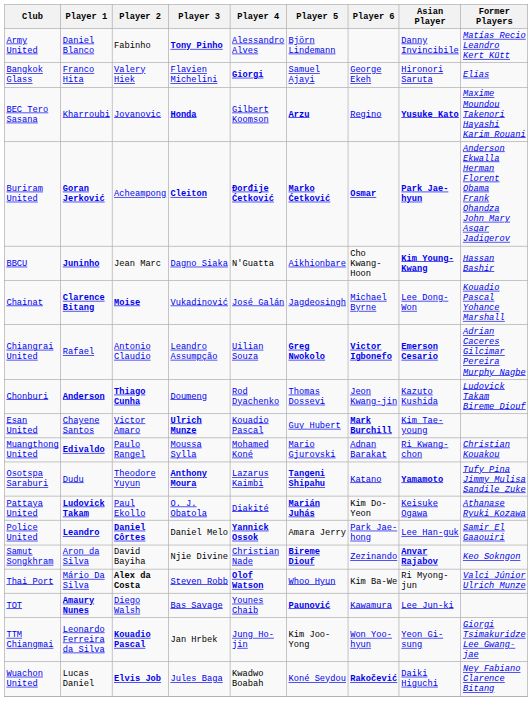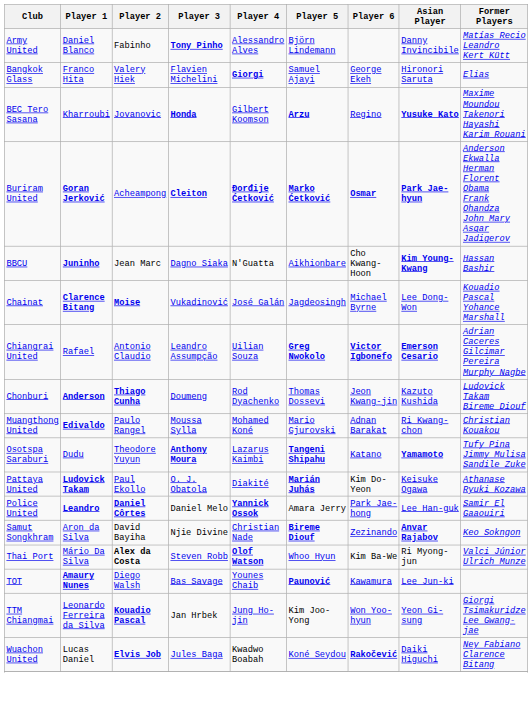- row: (22, 426)
